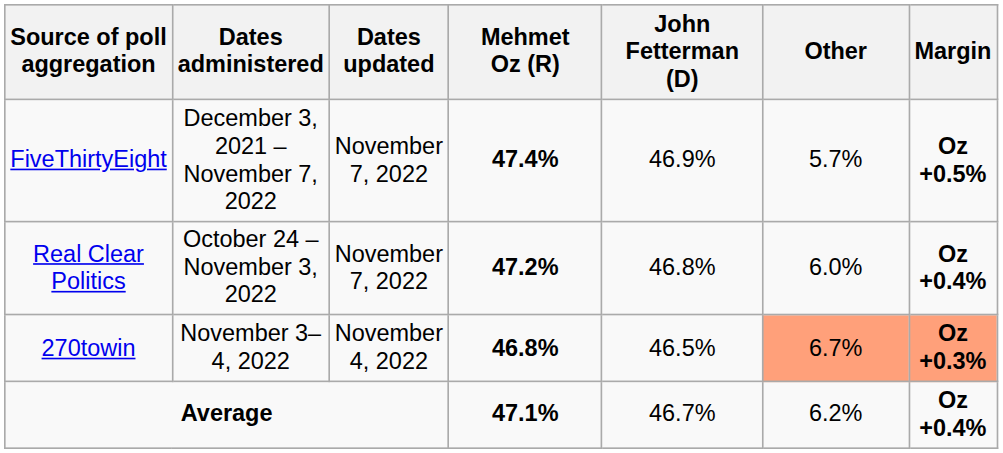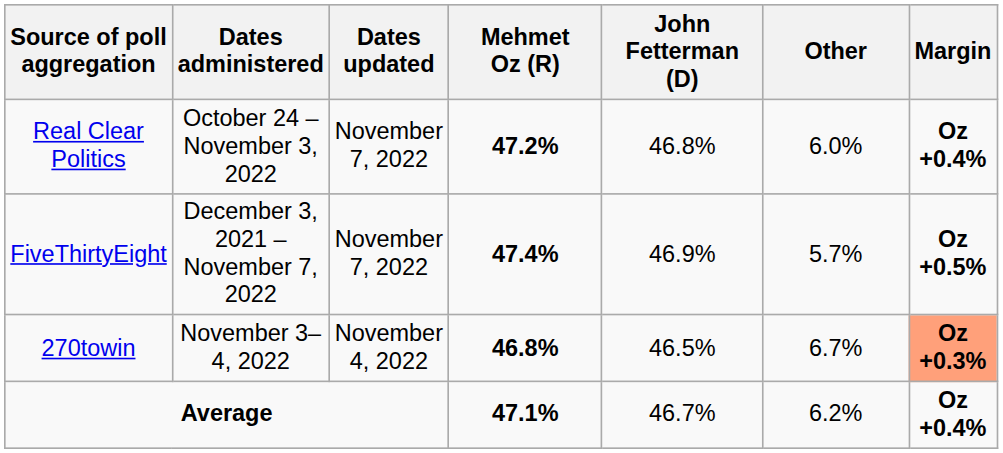rows swapped: (89, 267) <-> (89, 159)
(836, 348) lightsalmon background -> (836, 348) no background
